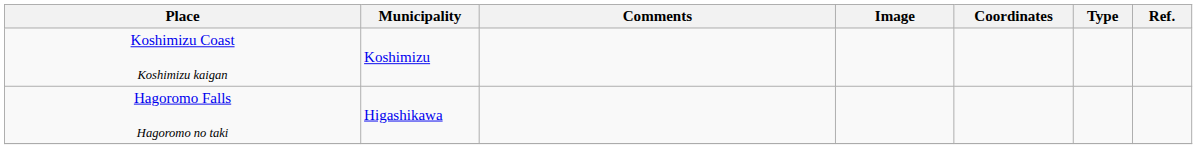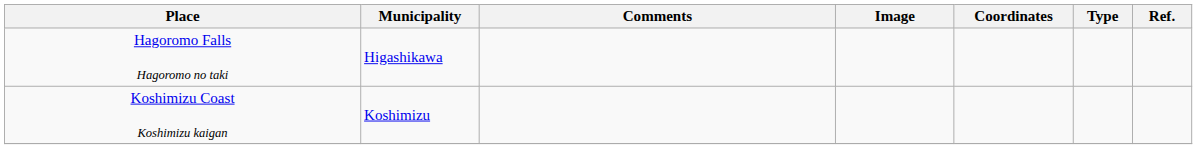rows swapped: (183, 57) <-> (183, 114)
